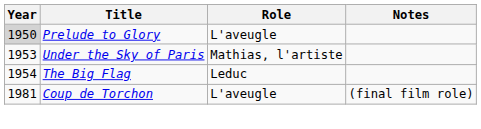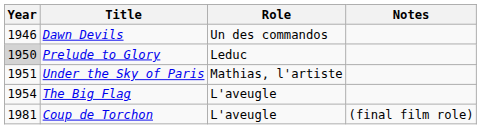+ row: (83, 34)
(243, 34) L'aveugle -> (229, 54) Leduc
(22, 54) 1953 -> (22, 74) 1951
(229, 74) Leduc -> (243, 94) L'aveugle
